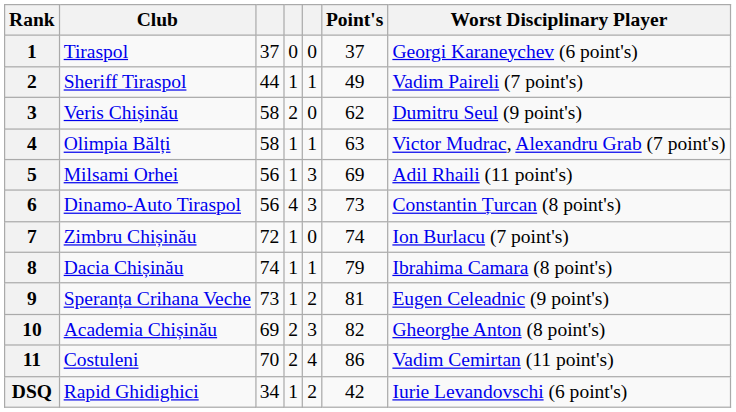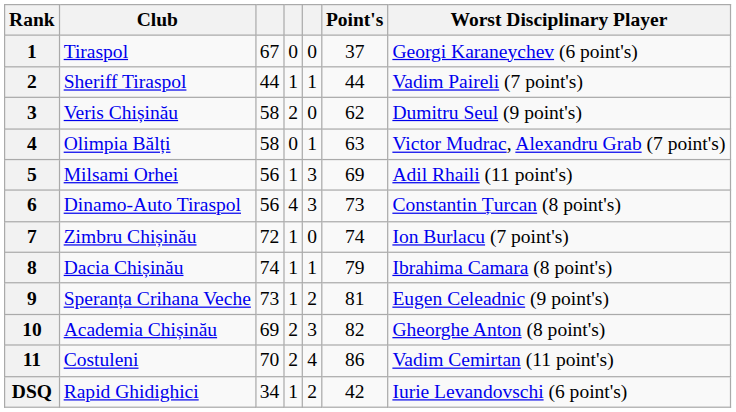(270, 50) 37 -> (270, 50) 67
(355, 81) 49 -> (355, 81) 44
(293, 143) 1 -> (293, 143) 0
